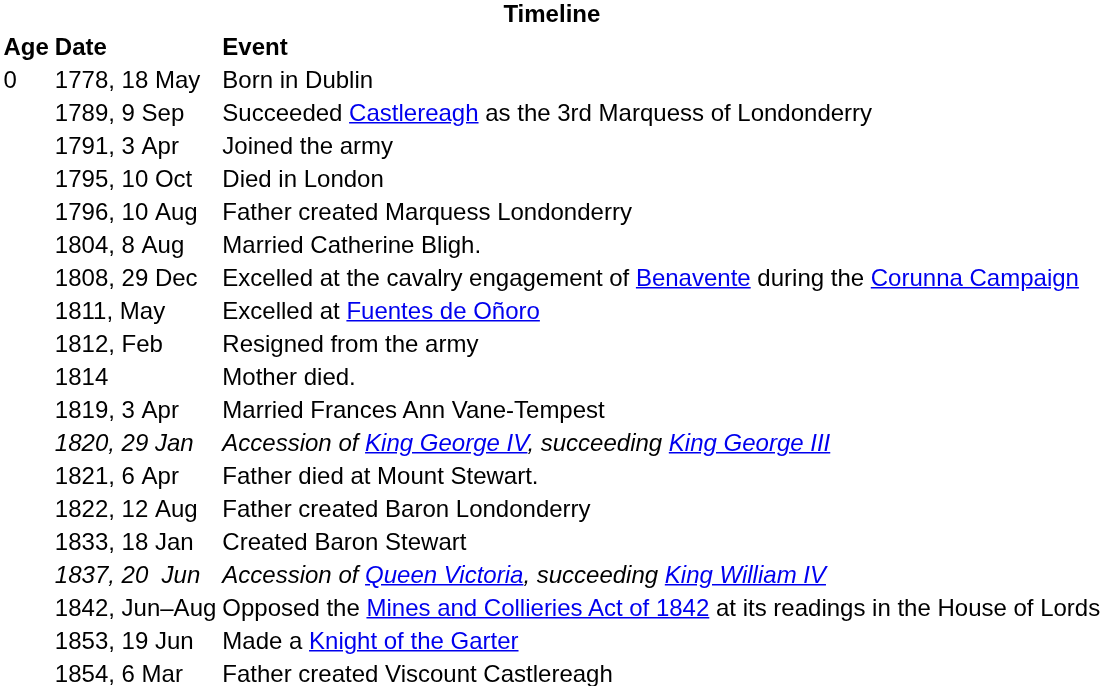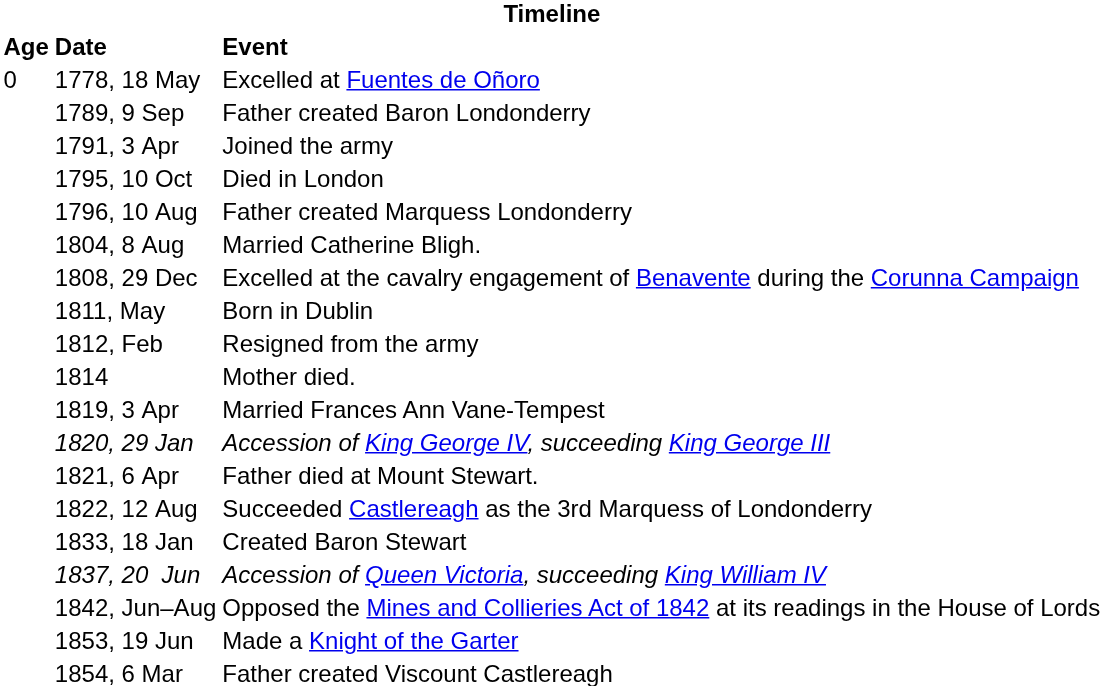(298, 79) Born in Dublin -> (381, 79) Excelled at Fuentes de Oñoro
(547, 112) Succeeded Castlereagh as the 3rd Marquess of Londonderry -> (406, 112) Father created Baron Londonderry
(381, 310) Excelled at Fuentes de Oñoro -> (298, 310) Born in Dublin
(406, 508) Father created Baron Londonderry -> (547, 508) Succeeded Castlereagh as the 3rd Marquess of Londonderry
